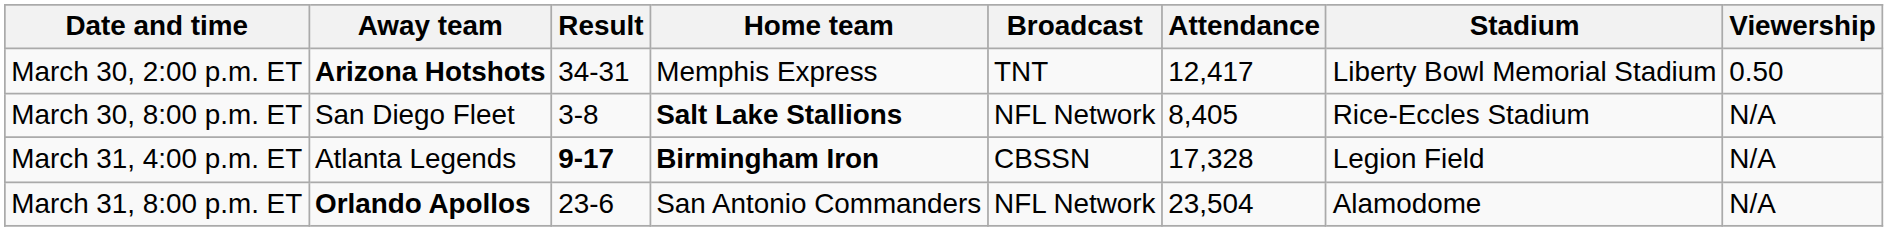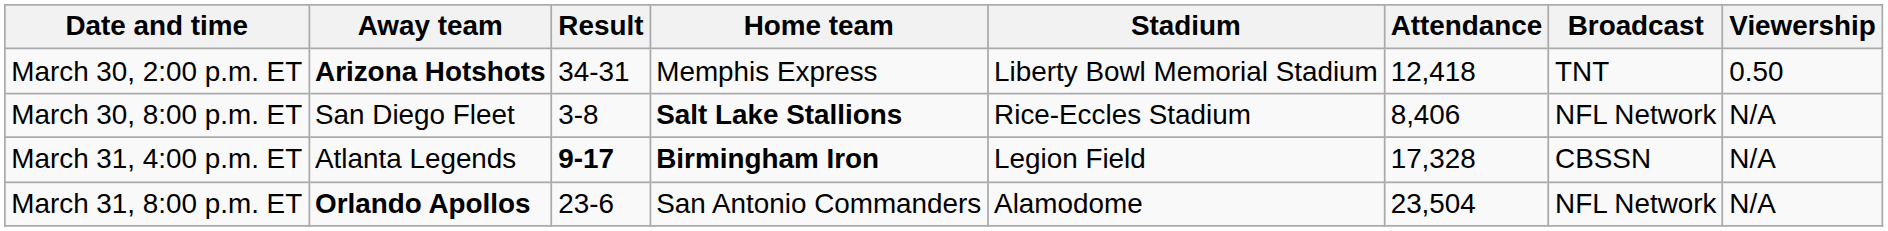columns swapped: (1525, 26) <-> (1075, 26)
(1211, 70) 12,417 -> (1433, 70) 12,418
(1203, 114) 8,405 -> (1425, 114) 8,406
